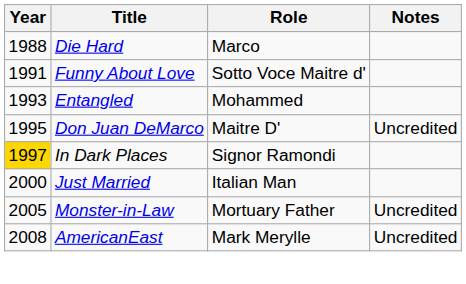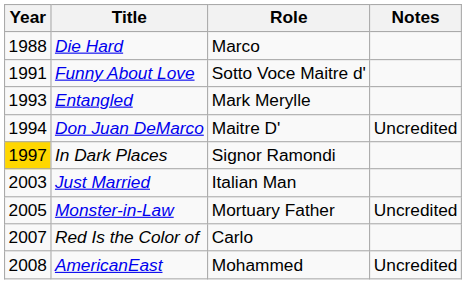(257, 100) Mohammed -> (261, 100) Mark Merylle
(28, 127) 1995 -> (28, 127) 1994
(28, 182) 2000 -> (28, 182) 2003
+ row: (127, 237)
(261, 237) Mark Merylle -> (257, 264) Mohammed
